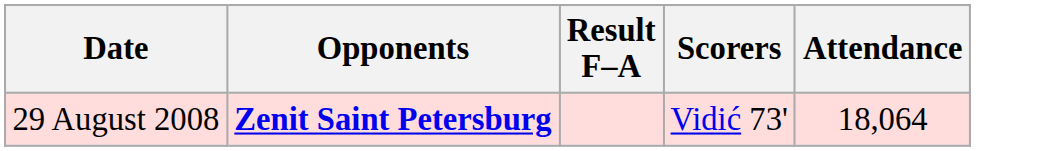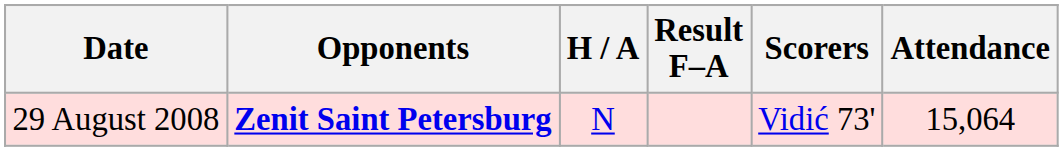+ column: (603, 48)
(883, 118) 18,064 -> (970, 118) 15,064
